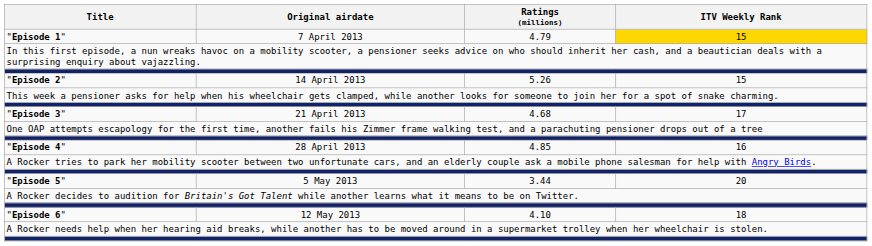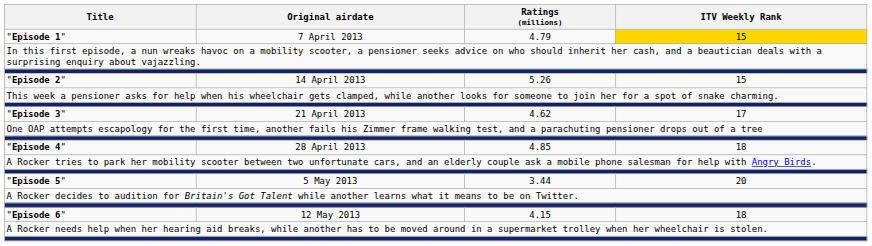(540, 114) 4.68 -> (540, 114) 4.62
(741, 147) 16 -> (741, 147) 18
(540, 215) 4.10 -> (540, 215) 4.15
